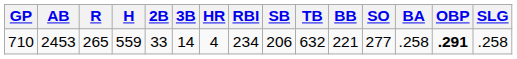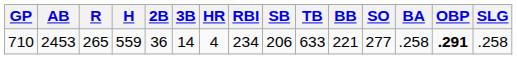(159, 41) 33 -> (159, 41) 36
(312, 41) 632 -> (312, 41) 633
